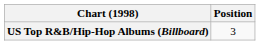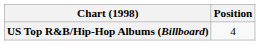(233, 31) 3 -> (233, 31) 4
